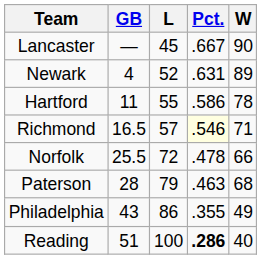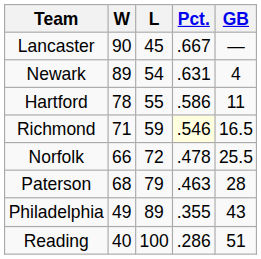columns swapped: (243, 19) <-> (129, 19)
(169, 74) 52 -> (154, 74) 54
(169, 129) 57 -> (154, 129) 59
(169, 212) 86 -> (154, 212) 89
(208, 240) bold -> (194, 240) normal
